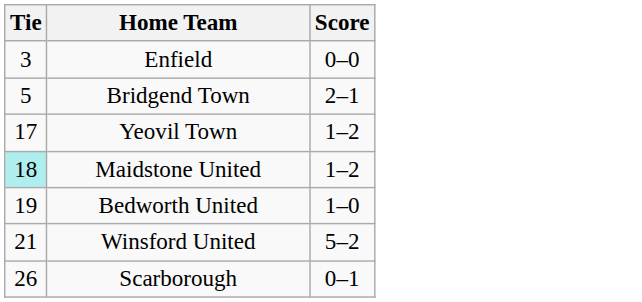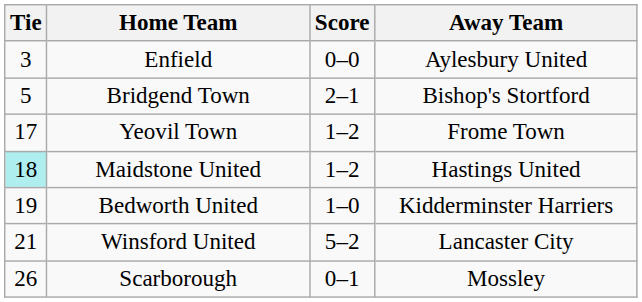+ column: (506, 22)
